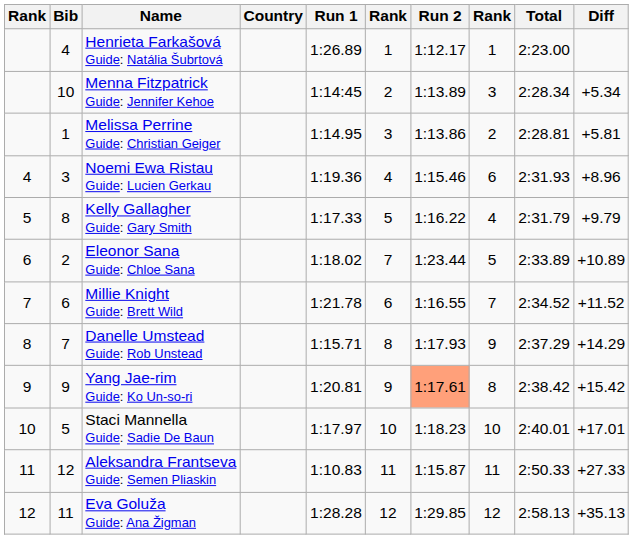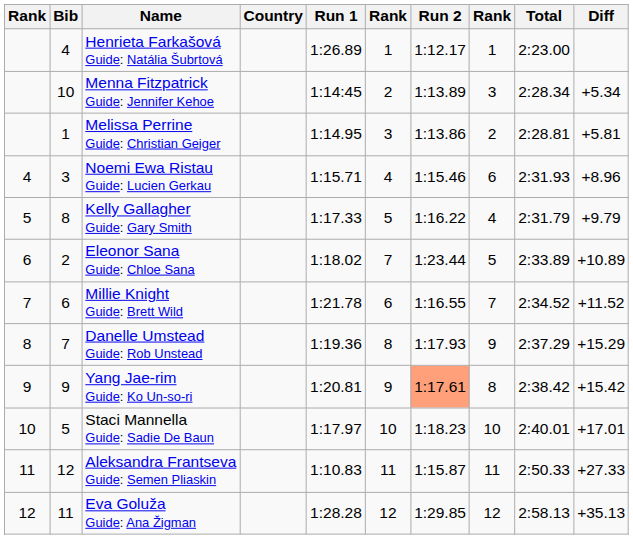(336, 176) 1:19.36 -> (336, 176) 1:15.71
(336, 344) 1:15.71 -> (336, 344) 1:19.36
(601, 344) +14.29 -> (601, 344) +15.29
